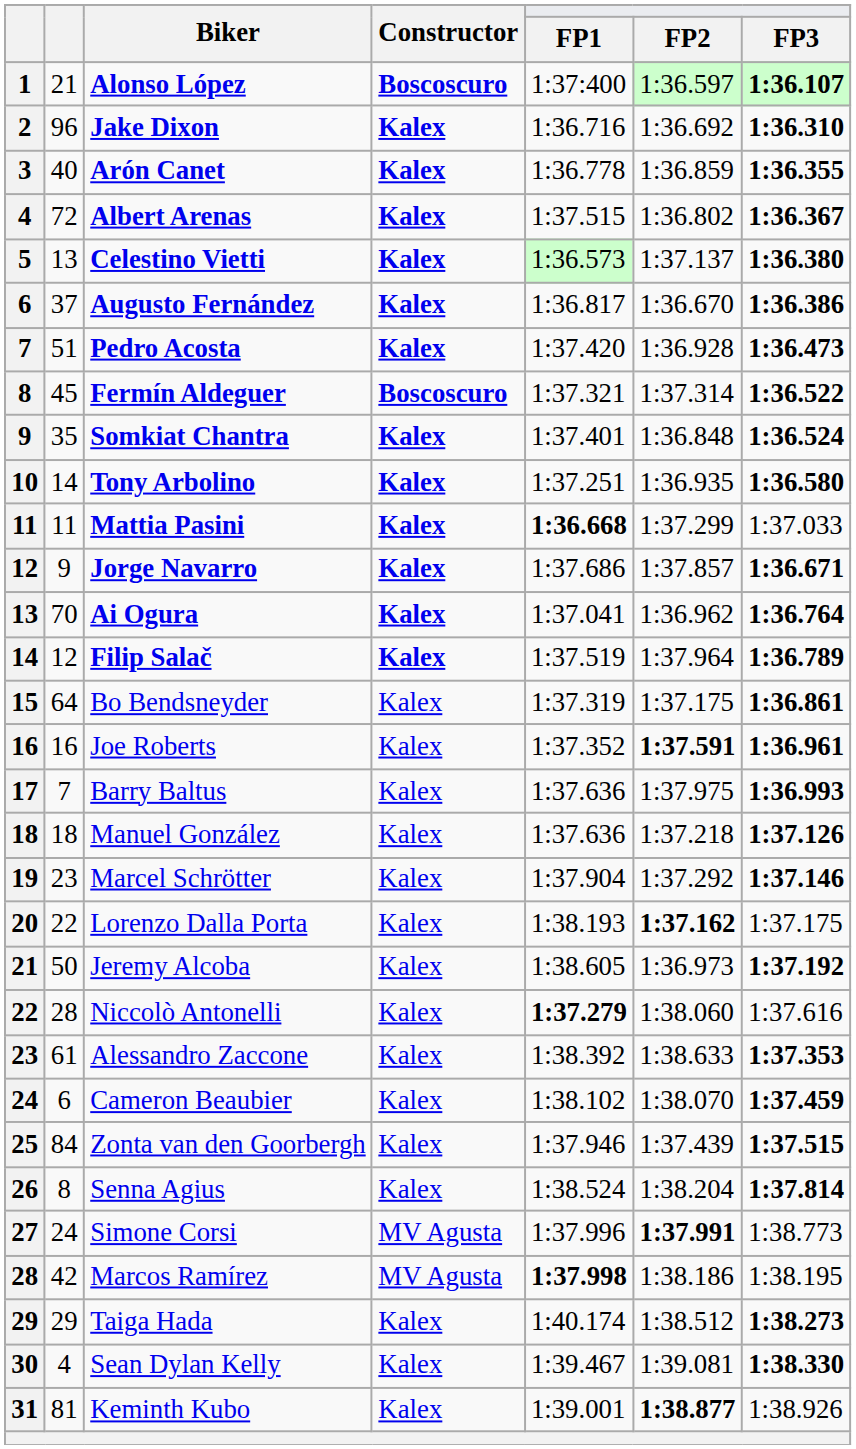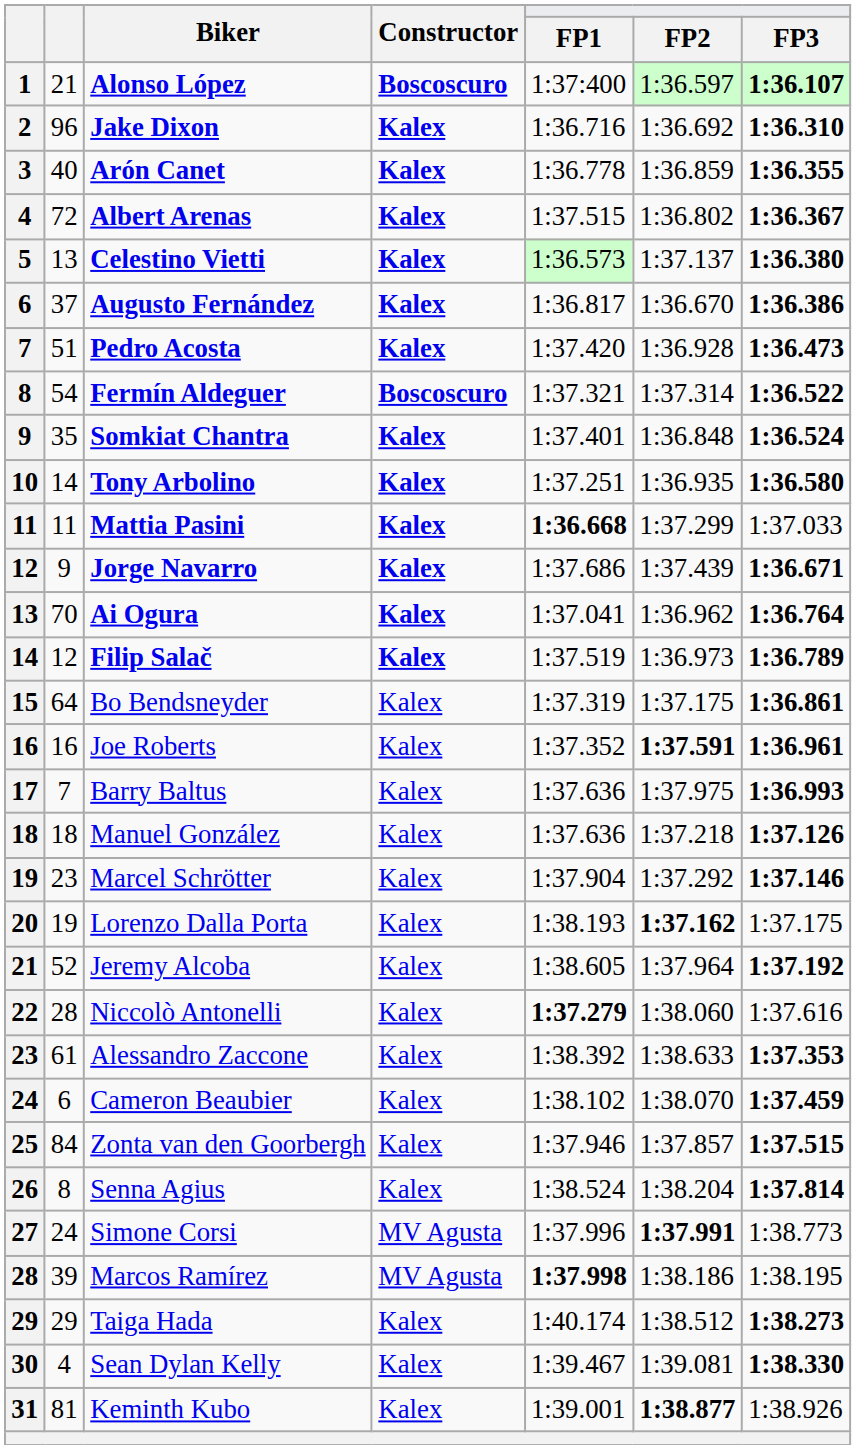(64, 392) 45 -> (64, 392) 54
(687, 569) 1:37.857 -> (687, 569) 1:37.439
(687, 657) 1:37.964 -> (687, 657) 1:36.973
(64, 922) 22 -> (64, 922) 19
(64, 967) 50 -> (64, 967) 52
(687, 967) 1:36.973 -> (687, 967) 1:37.964
(687, 1143) 1:37.439 -> (687, 1143) 1:37.857
(64, 1276) 42 -> (64, 1276) 39
